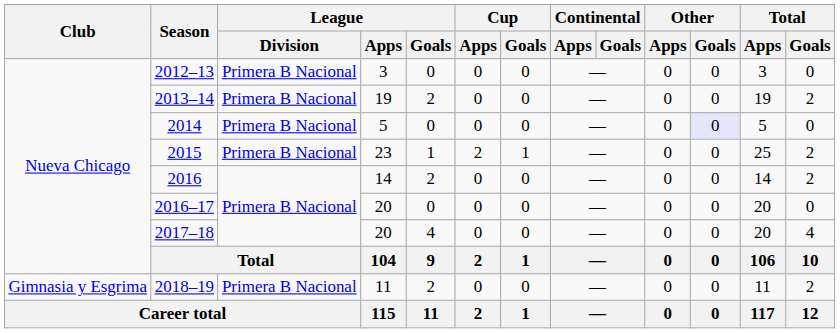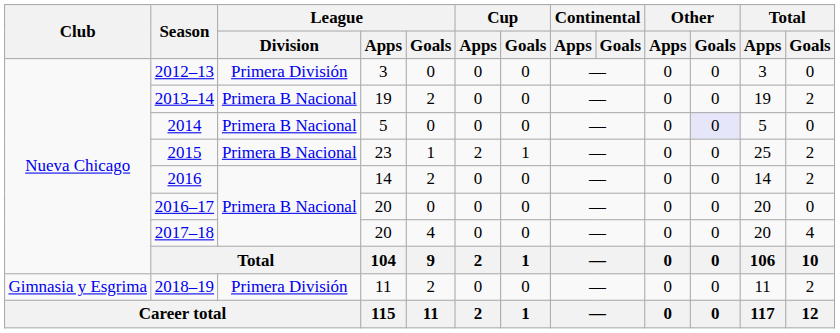(289, 71) Primera B Nacional -> (289, 71) Primera División
(289, 286) Primera B Nacional -> (289, 286) Primera División
